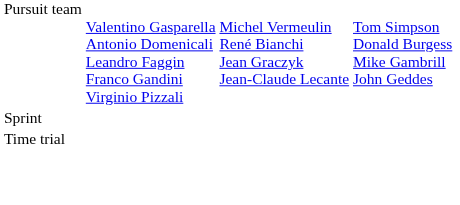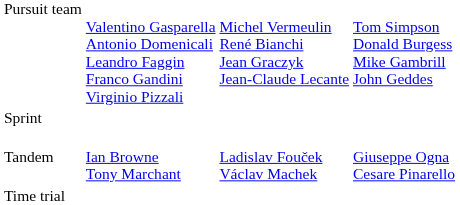+ row: (29, 157)
